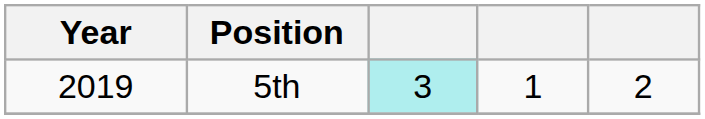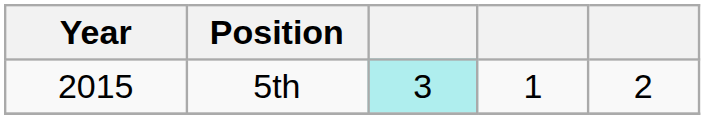(96, 86) 2019 -> (96, 86) 2015
